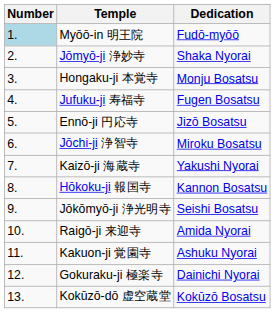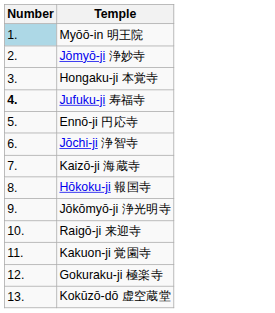- column: (222, 14)
(12, 100) normal -> (12, 100) bold
